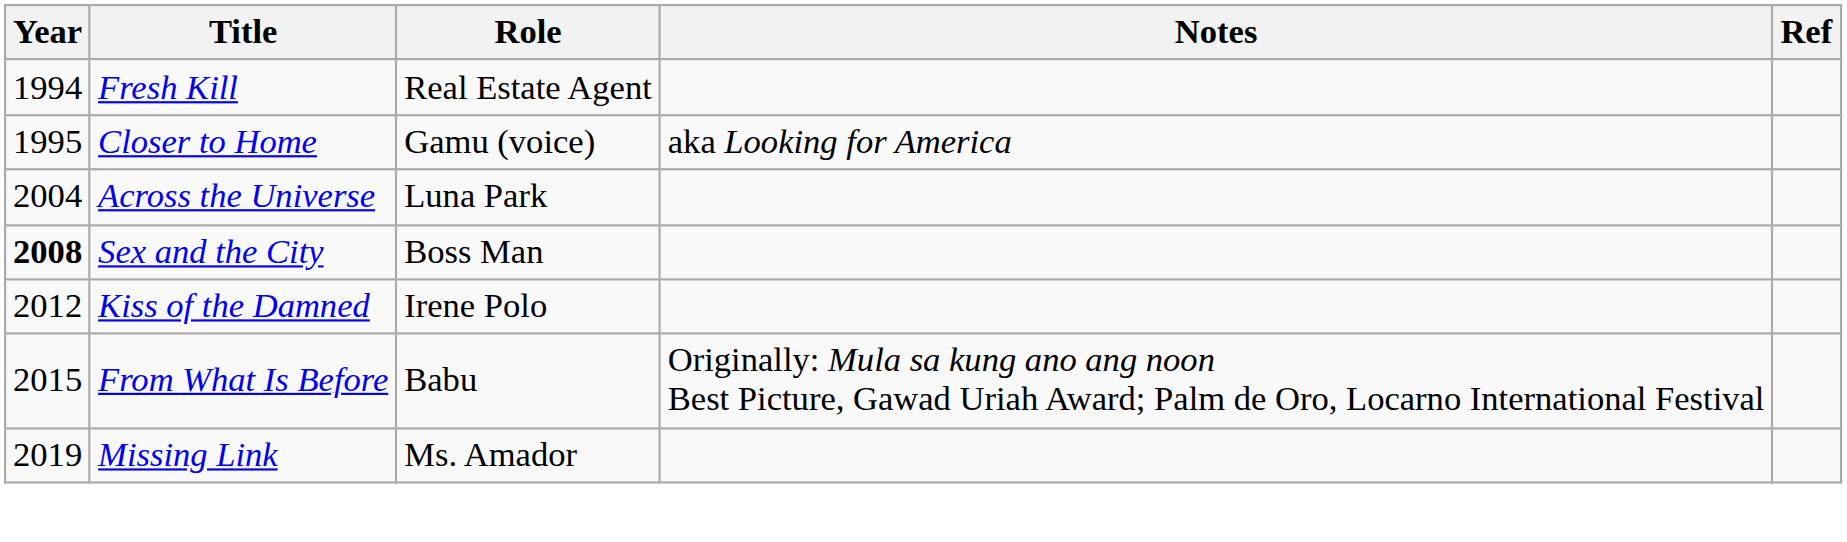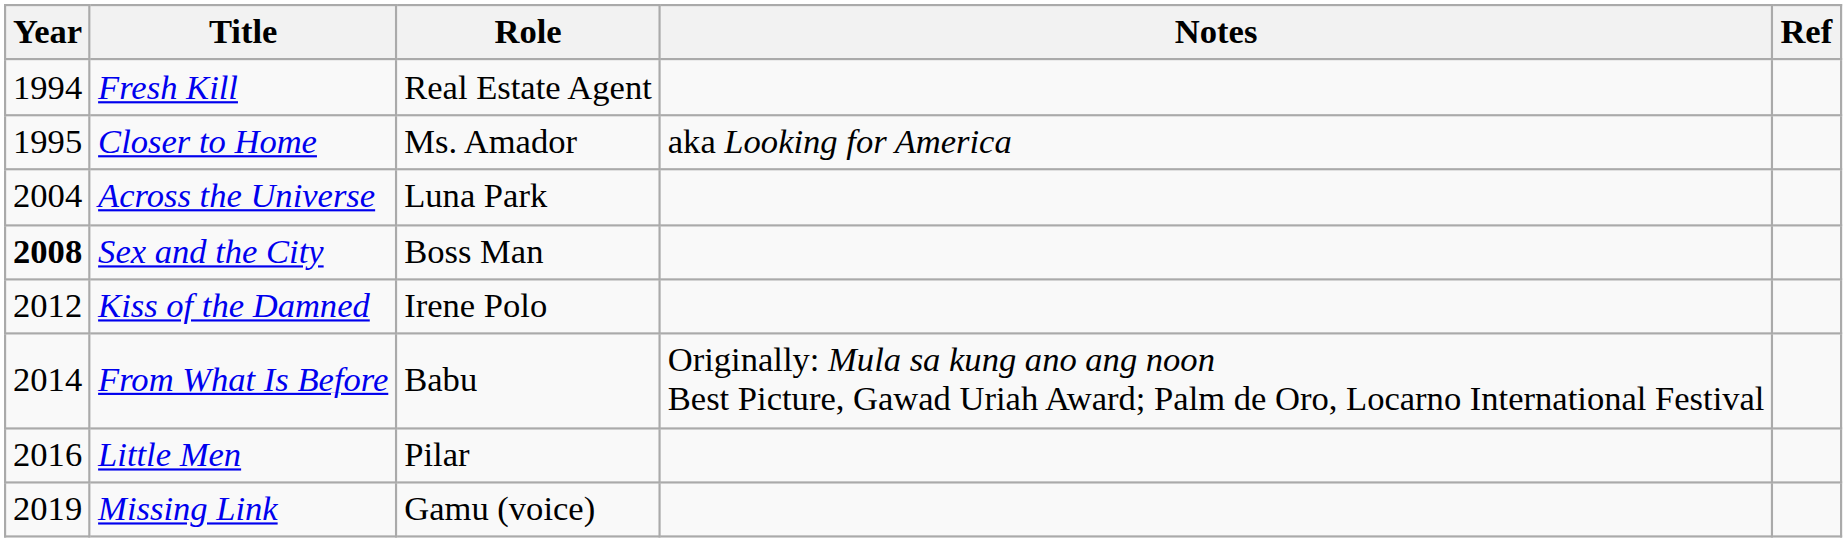(500, 141) Gamu (voice) -> (491, 141) Ms. Amador
(48, 380) 2015 -> (48, 380) 2014
+ row: (170, 454)
(491, 454) Ms. Amador -> (500, 509) Gamu (voice)
